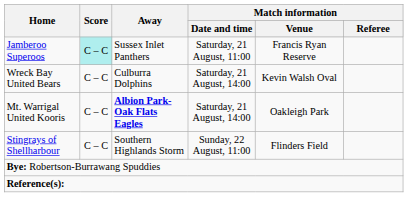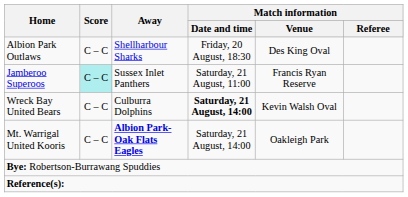+ row: (32, 50)
(222, 78) normal -> (222, 106) bold
- row: (33, 145)
